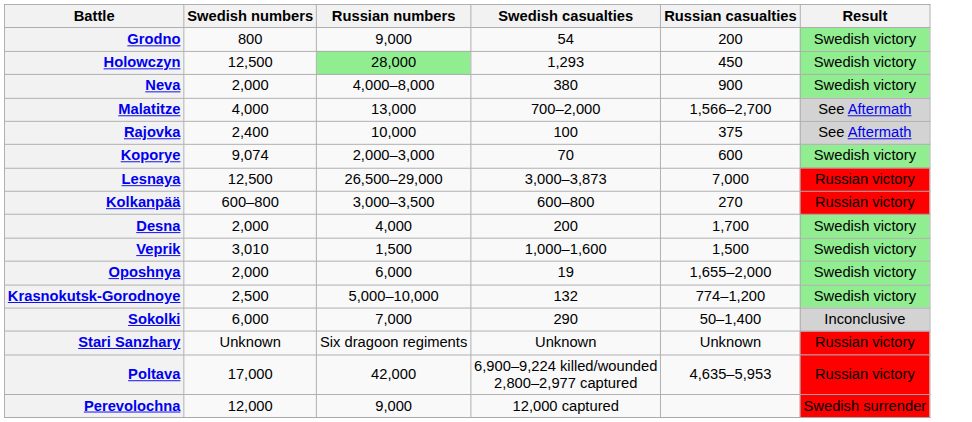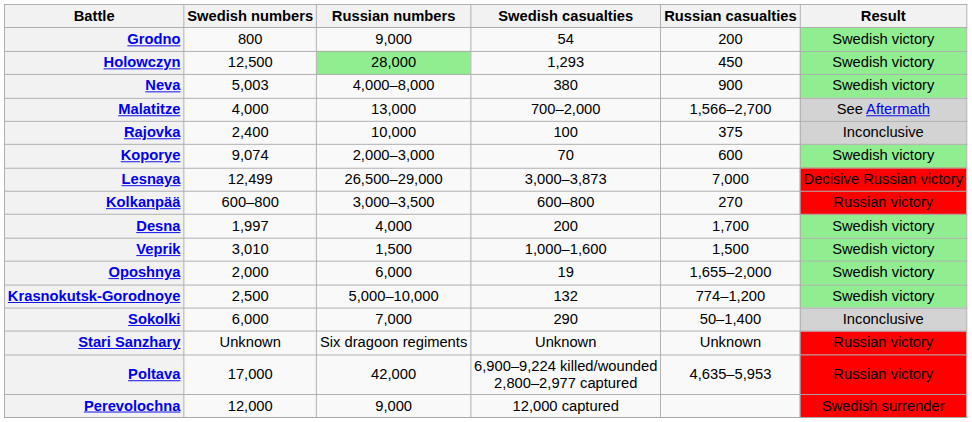(250, 86) 2,000 -> (250, 86) 5,003
(865, 132) See Aftermath -> (883, 132) Inconclusive
(250, 179) 12,500 -> (250, 179) 12,499
(865, 179) Russian victory -> (883, 179) Decisive Russian victory
(250, 226) 2,000 -> (250, 226) 1,997
